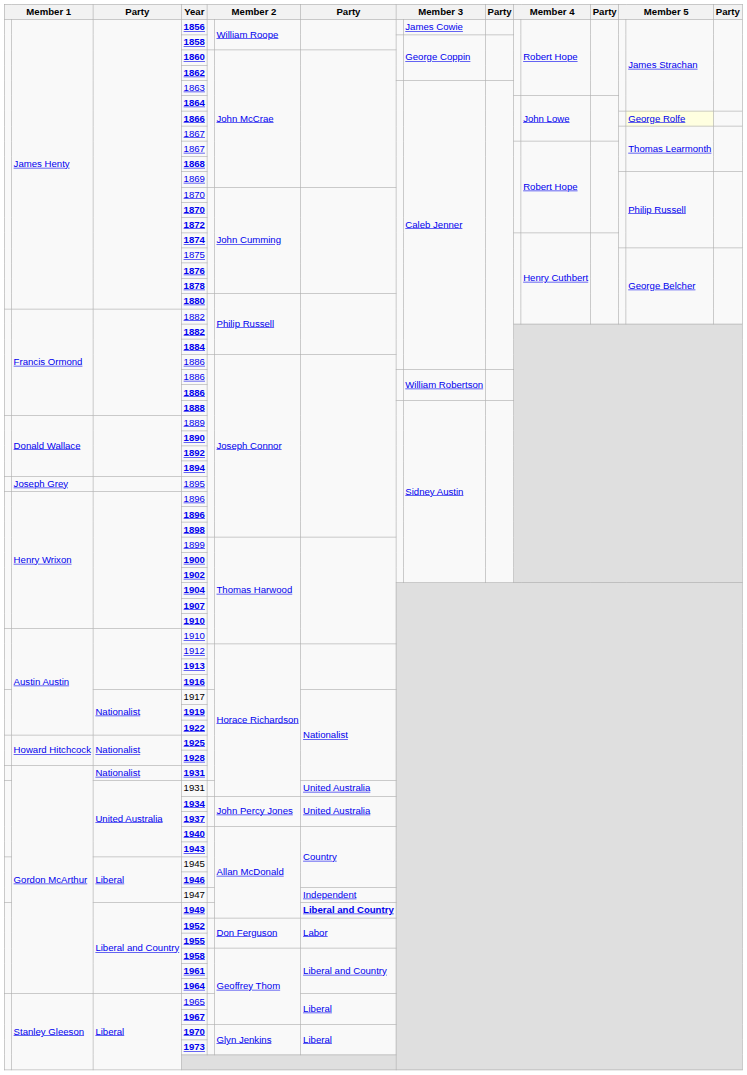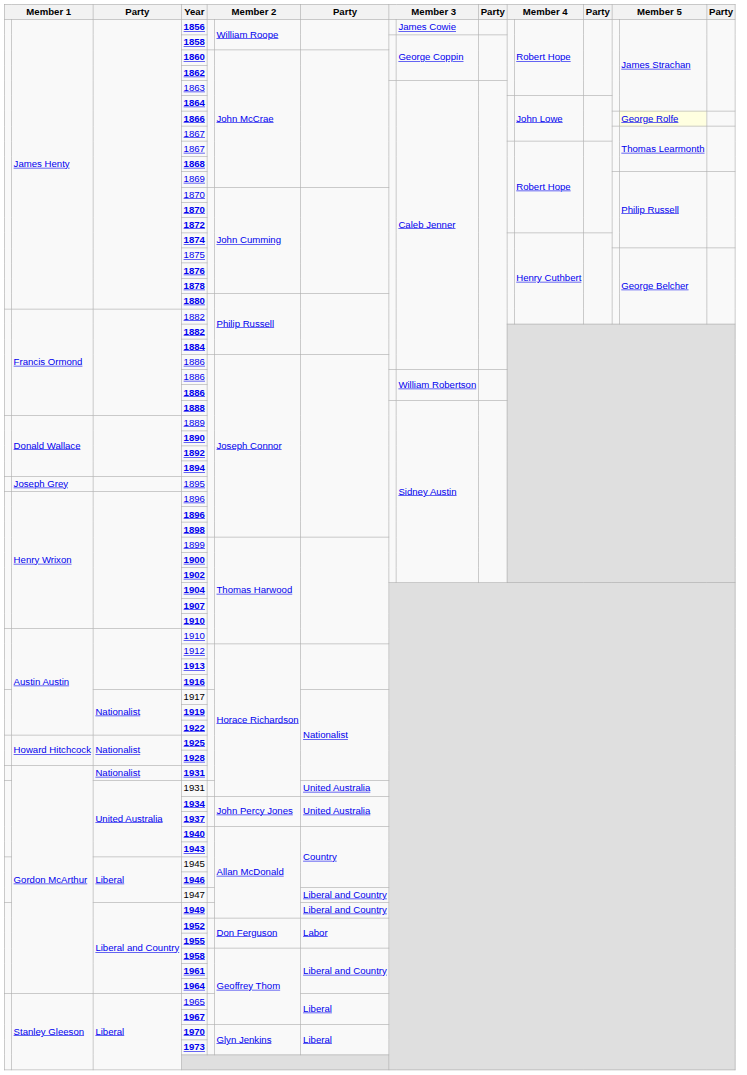(330, 895) Independent -> (345, 895) Liberal and Country
(348, 910) bold -> (345, 910) normal
